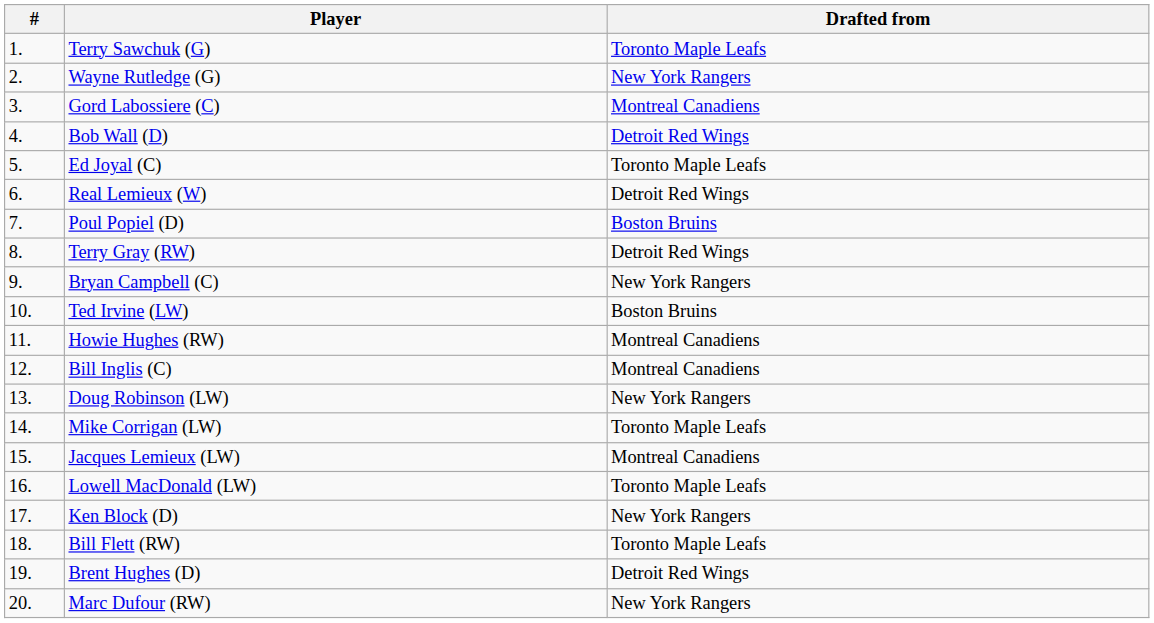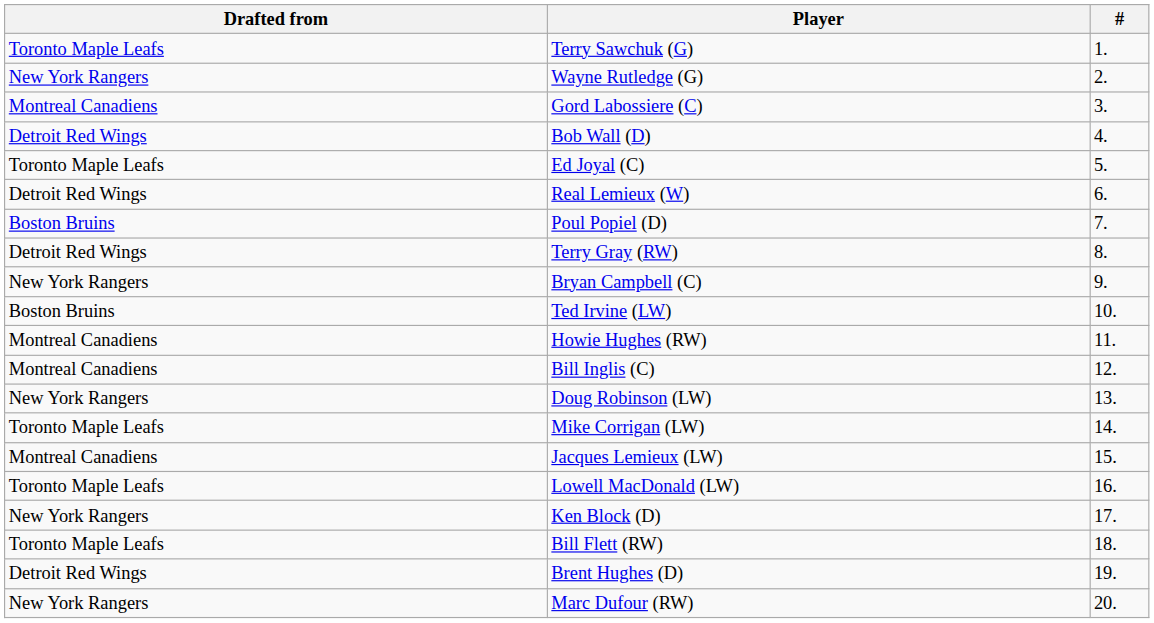columns swapped: (34, 19) <-> (878, 19)
